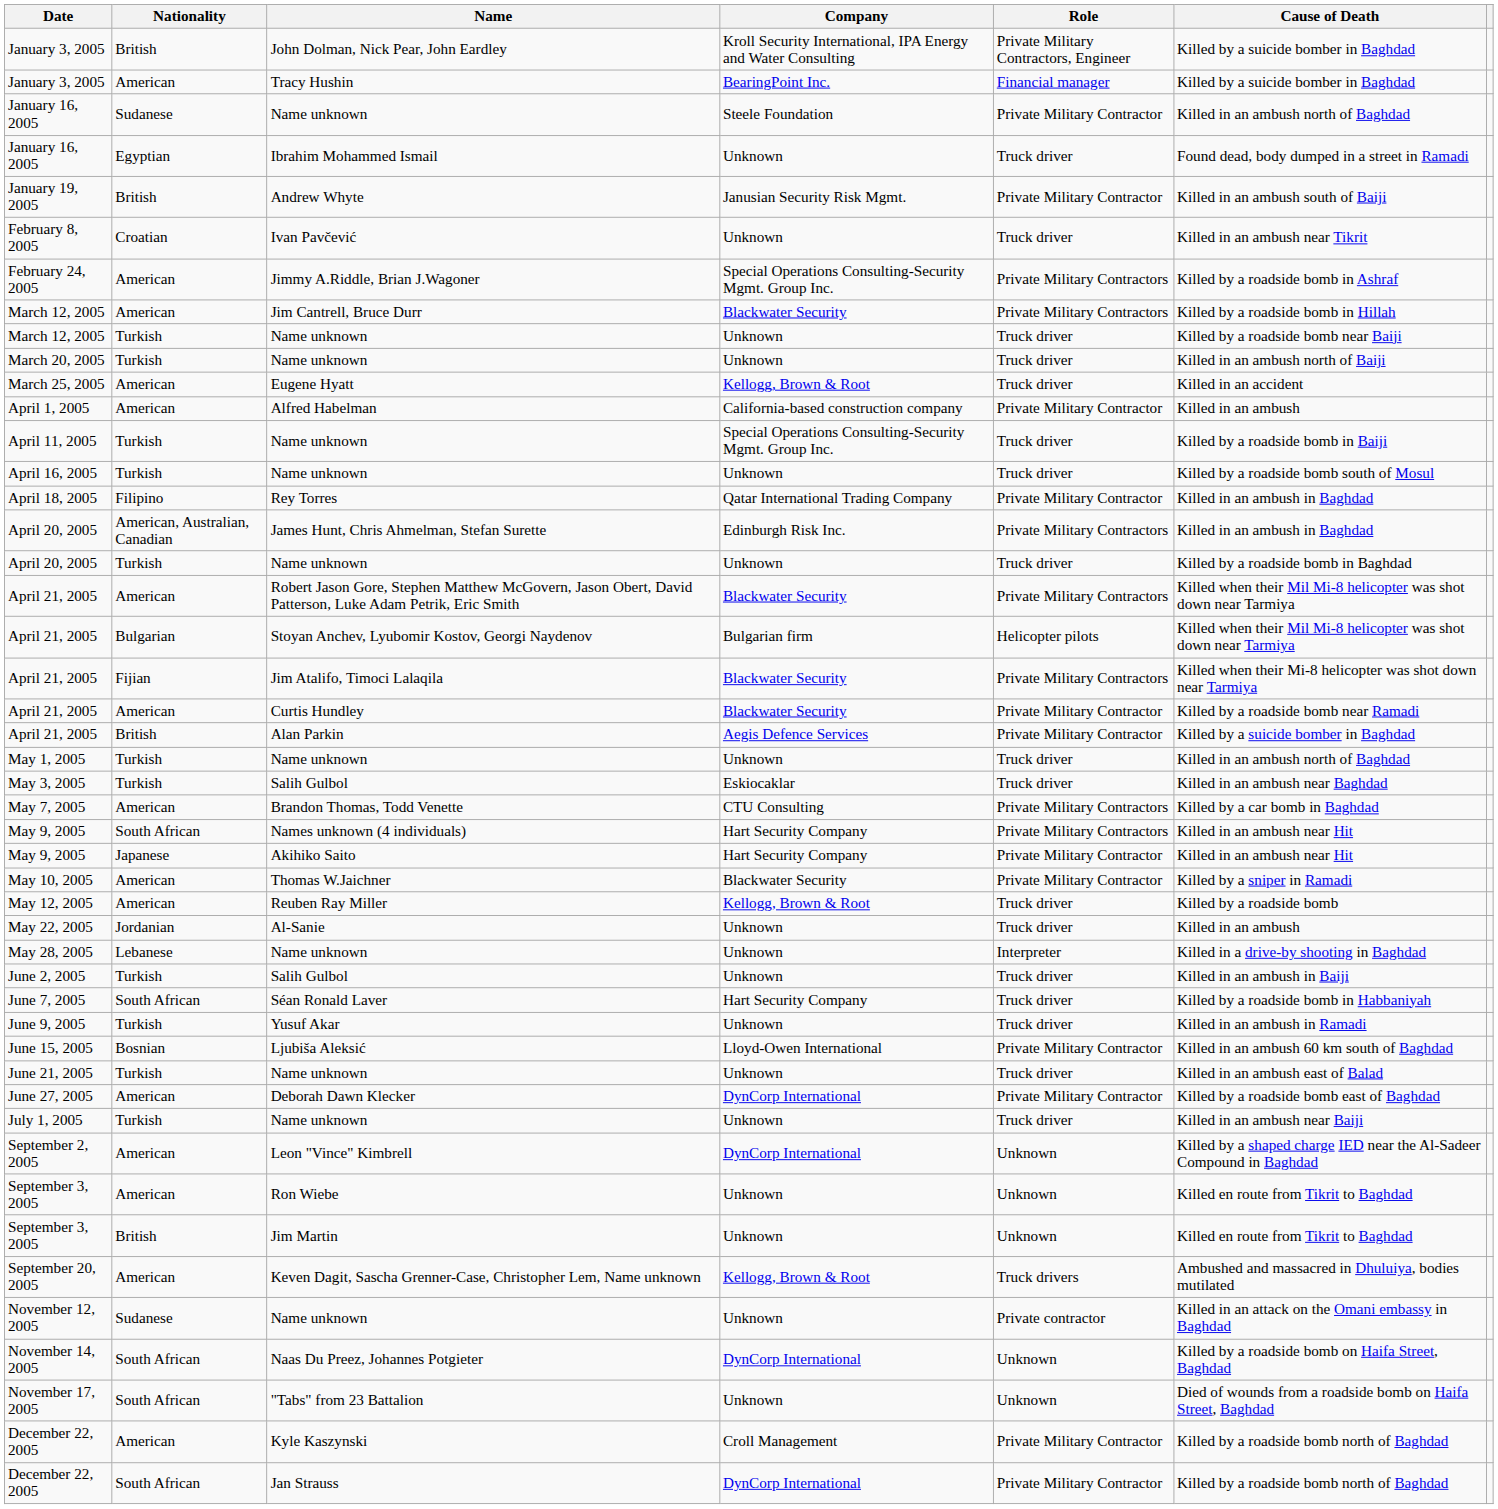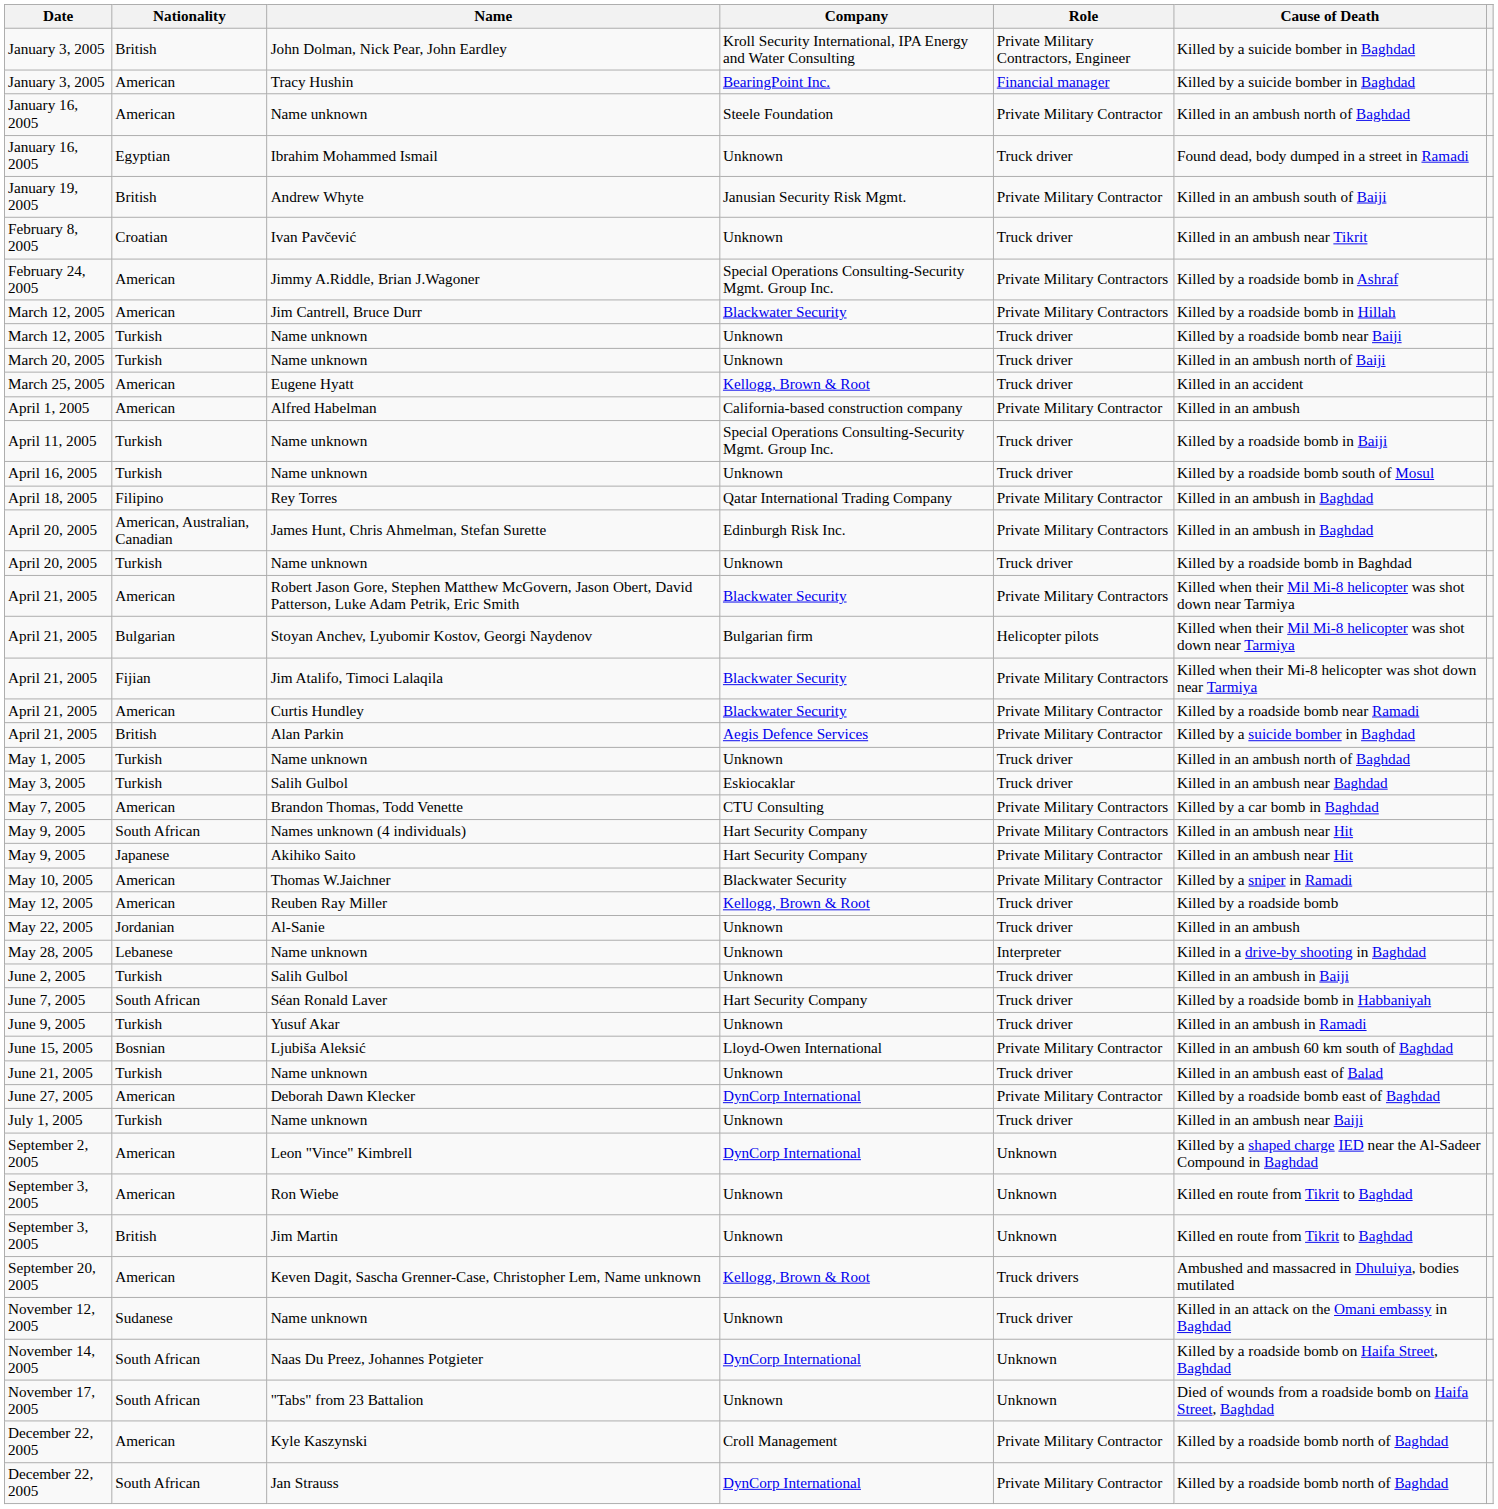(144, 114) Sudanese -> (145, 114) American
(1051, 1318) Private contractor -> (1035, 1318) Truck driver
